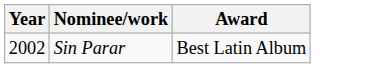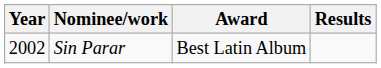+ column: (343, 18)
